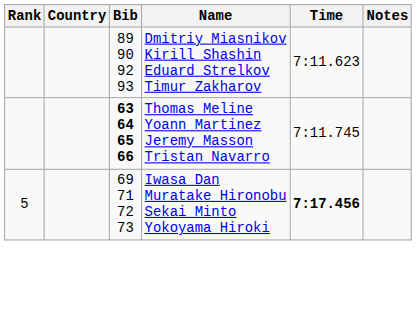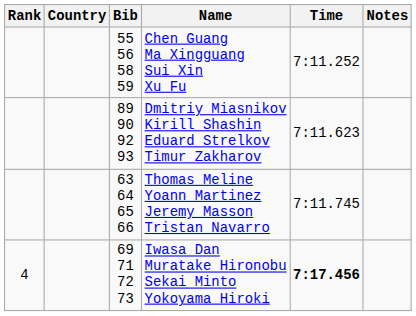+ row: (195, 63)
(125, 133) bold -> (125, 204) normal
(25, 204) 5 -> (25, 275) 4
